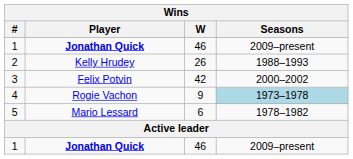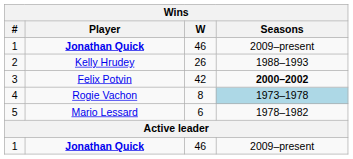(282, 79) normal -> (282, 79) bold
(200, 96) 9 -> (200, 96) 8
